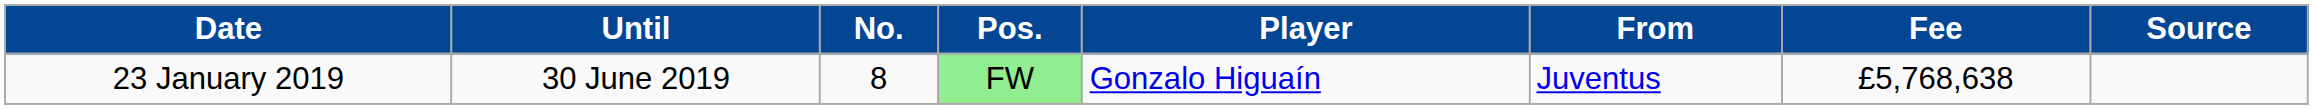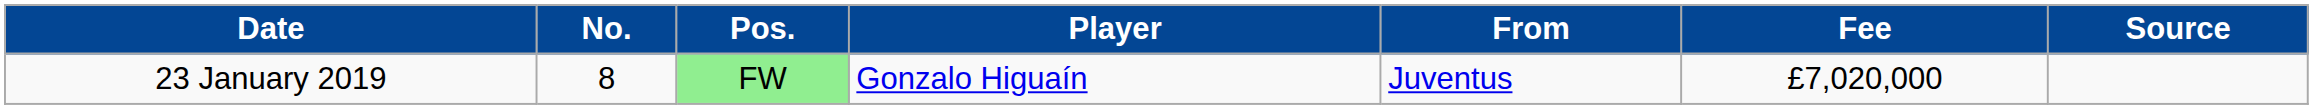- column: (636, 29)
(1936, 78) £5,768,638 -> (1865, 78) £7,020,000
